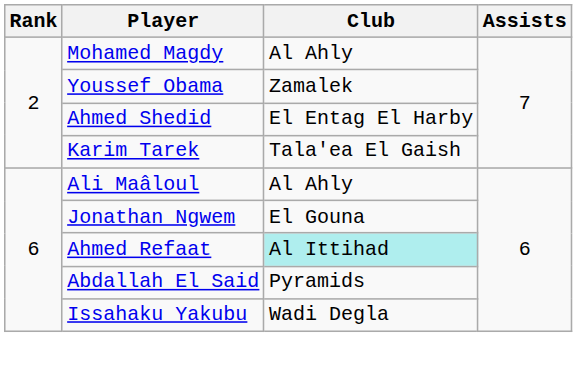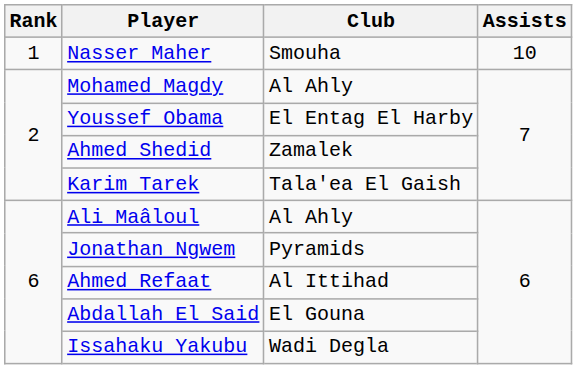+ row: (139, 54)
(311, 86) Zamalek -> (371, 119) El Entag El Harby
(371, 119) El Entag El Harby -> (311, 152) Zamalek
(317, 217) El Gouna -> (317, 249) Pyramids
(329, 249) paleturquoise background -> (329, 282) no background
(317, 282) Pyramids -> (317, 315) El Gouna
